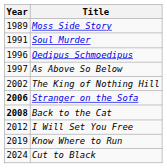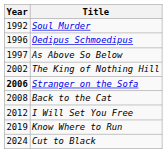- row: (72, 26)
(17, 40) 1991 -> (17, 26) 1992
(17, 112) bold -> (17, 98) normal
